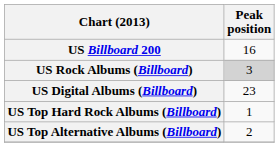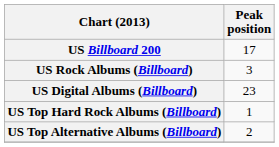(249, 49) 16 -> (249, 49) 17
(249, 70) lightgrey background -> (249, 70) no background
